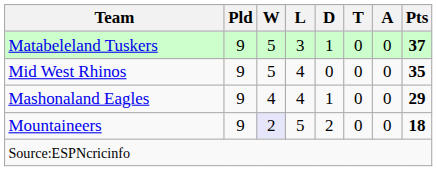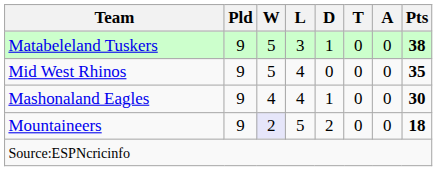(417, 44) 37 -> (417, 44) 38
(417, 98) 29 -> (417, 98) 30
